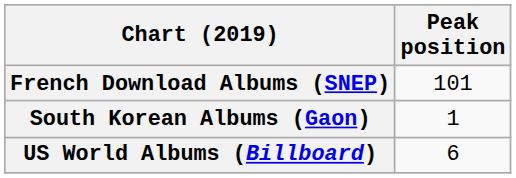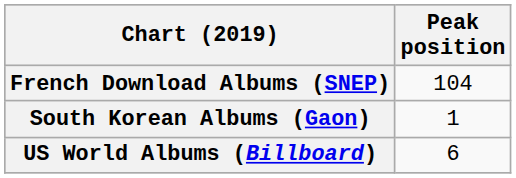(453, 83) 101 -> (453, 83) 104
